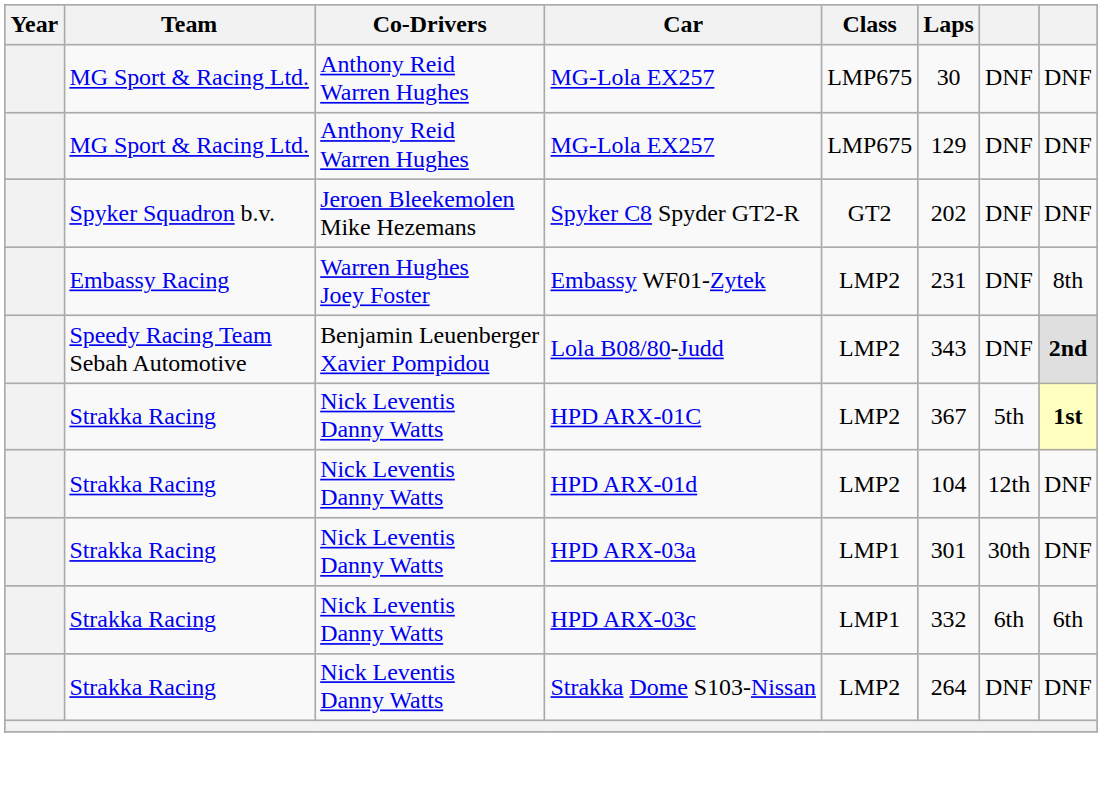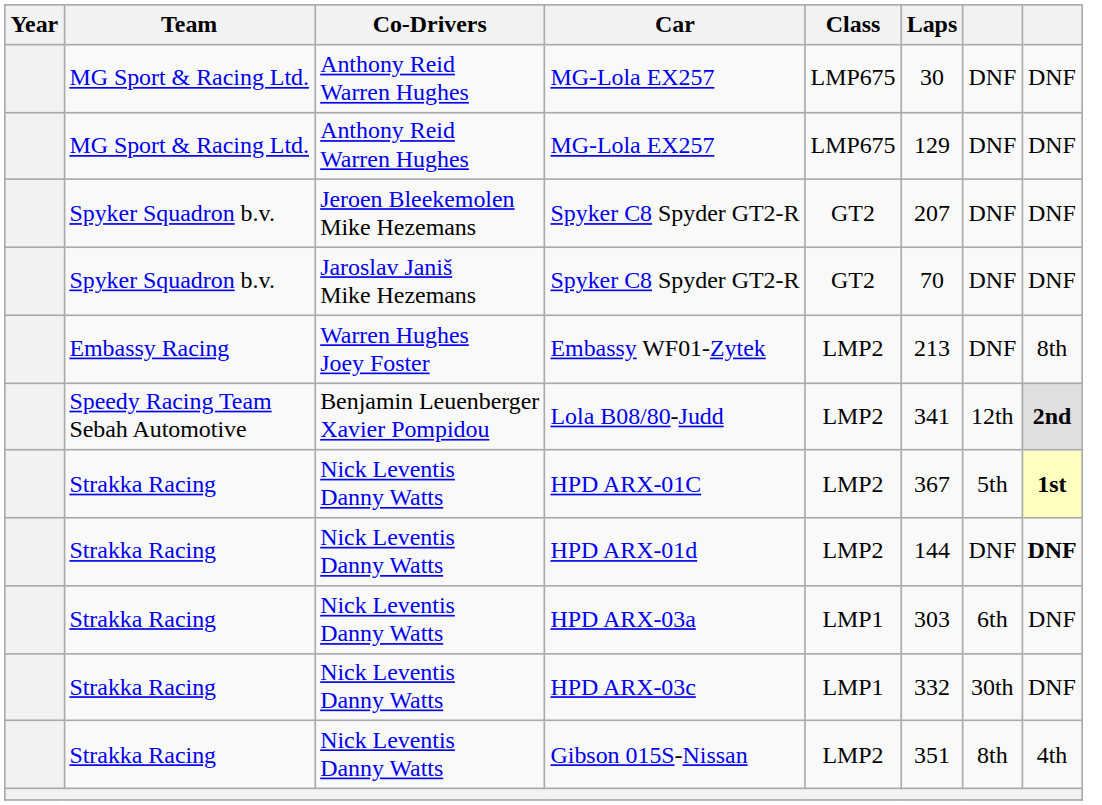(949, 213) 202 -> (932, 213) 207
+ row: (398, 281)
(949, 281) 231 -> (932, 348) 213
(949, 348) 343 -> (932, 416) 341
(1009, 348) DNF -> (992, 416) 12th
(949, 484) 104 -> (932, 551) 144
(1009, 484) 12th -> (992, 551) DNF
(1068, 484) normal -> (1052, 551) bold
(949, 551) 301 -> (932, 619) 303
(1009, 551) 30th -> (992, 619) 6th
(1009, 619) 6th -> (992, 686) 30th
(1068, 619) 6th -> (1052, 686) DNF
- row: (388, 686)
+ row: (388, 754)
